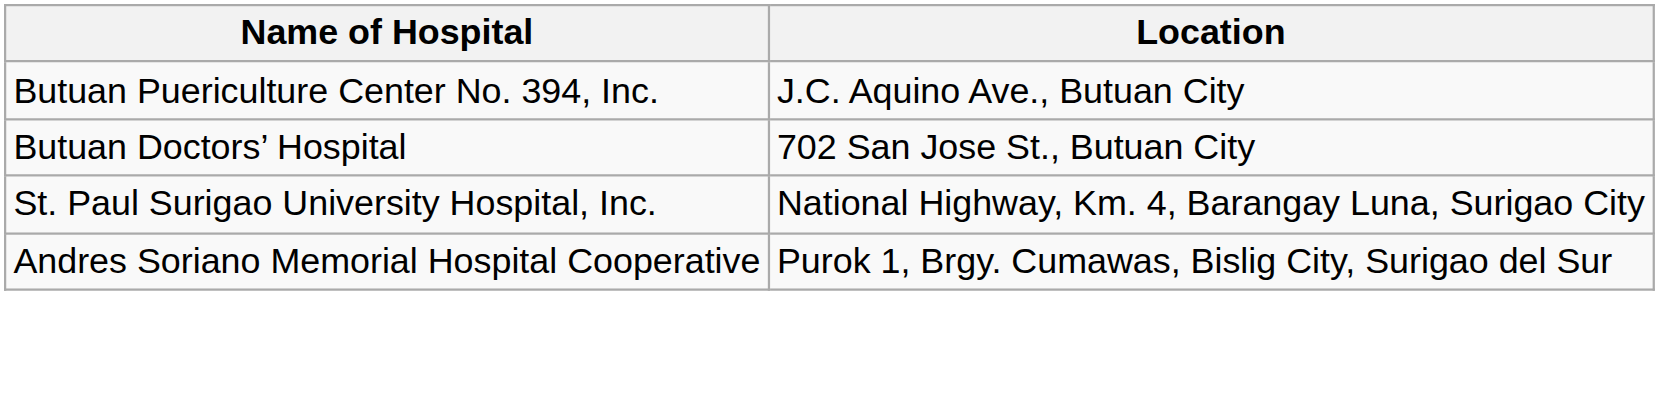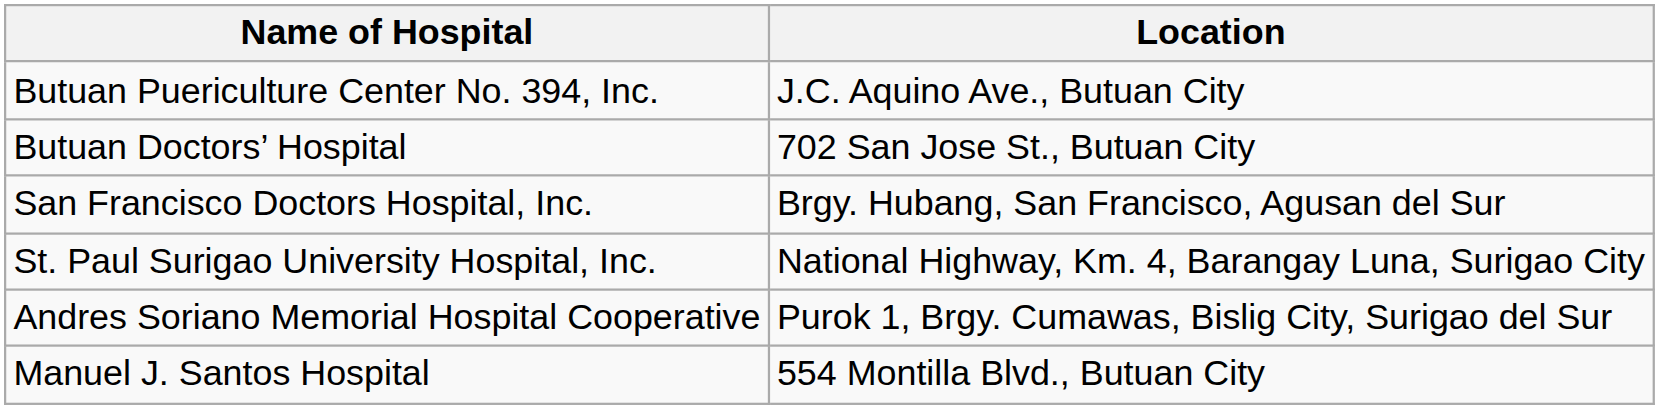+ row: (303, 203)
+ row: (222, 373)
